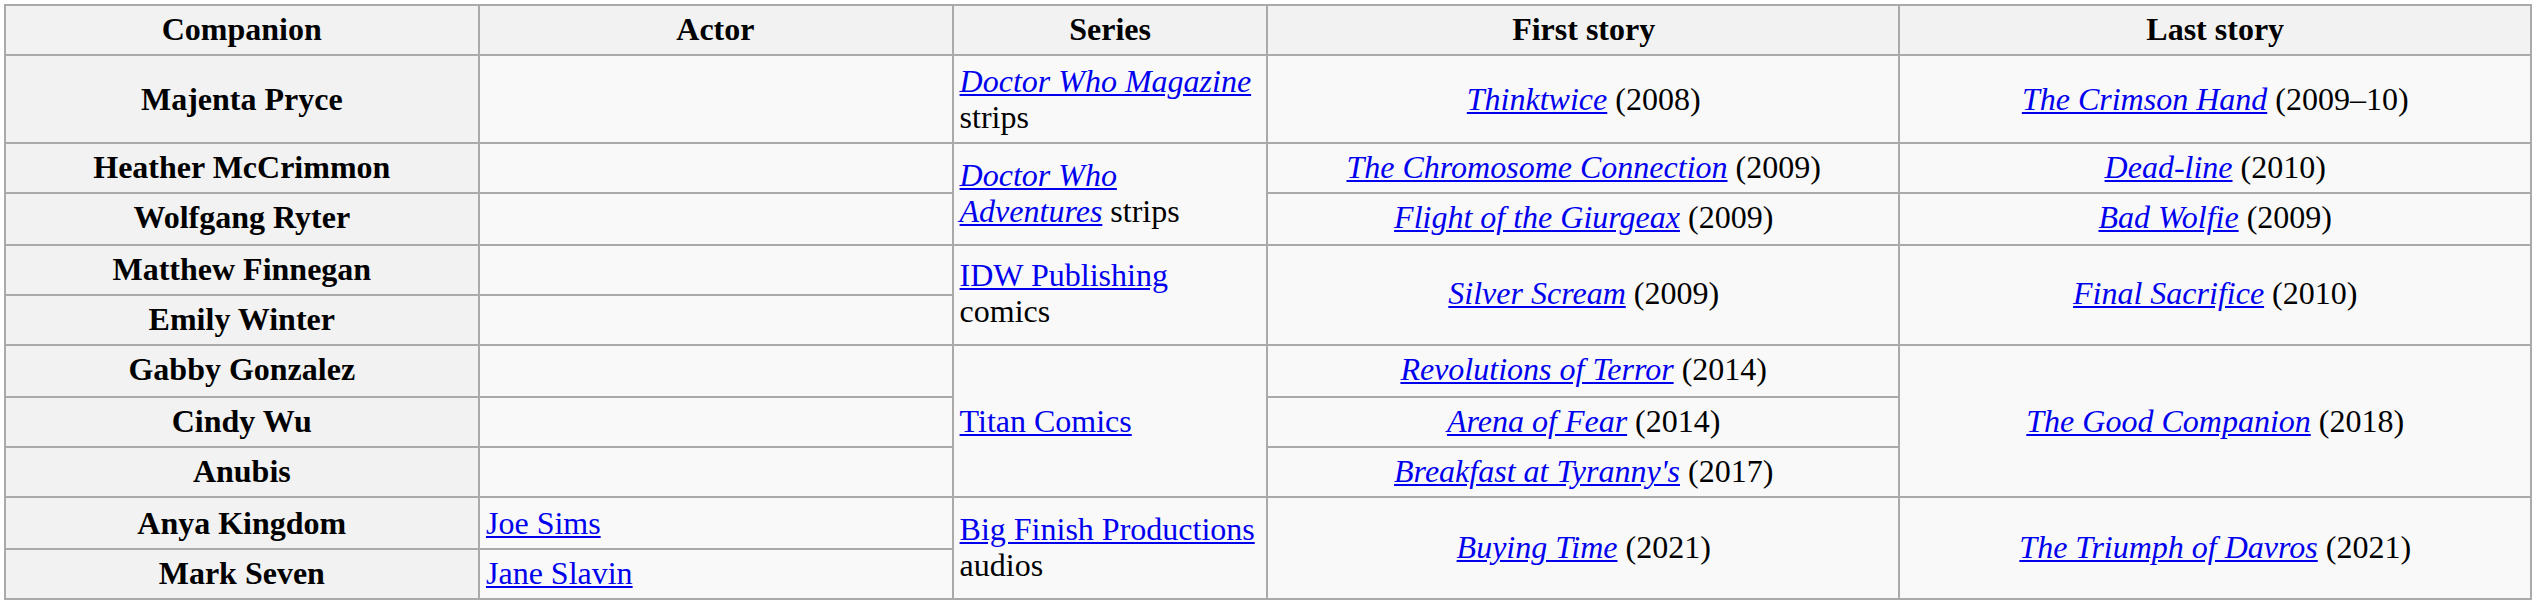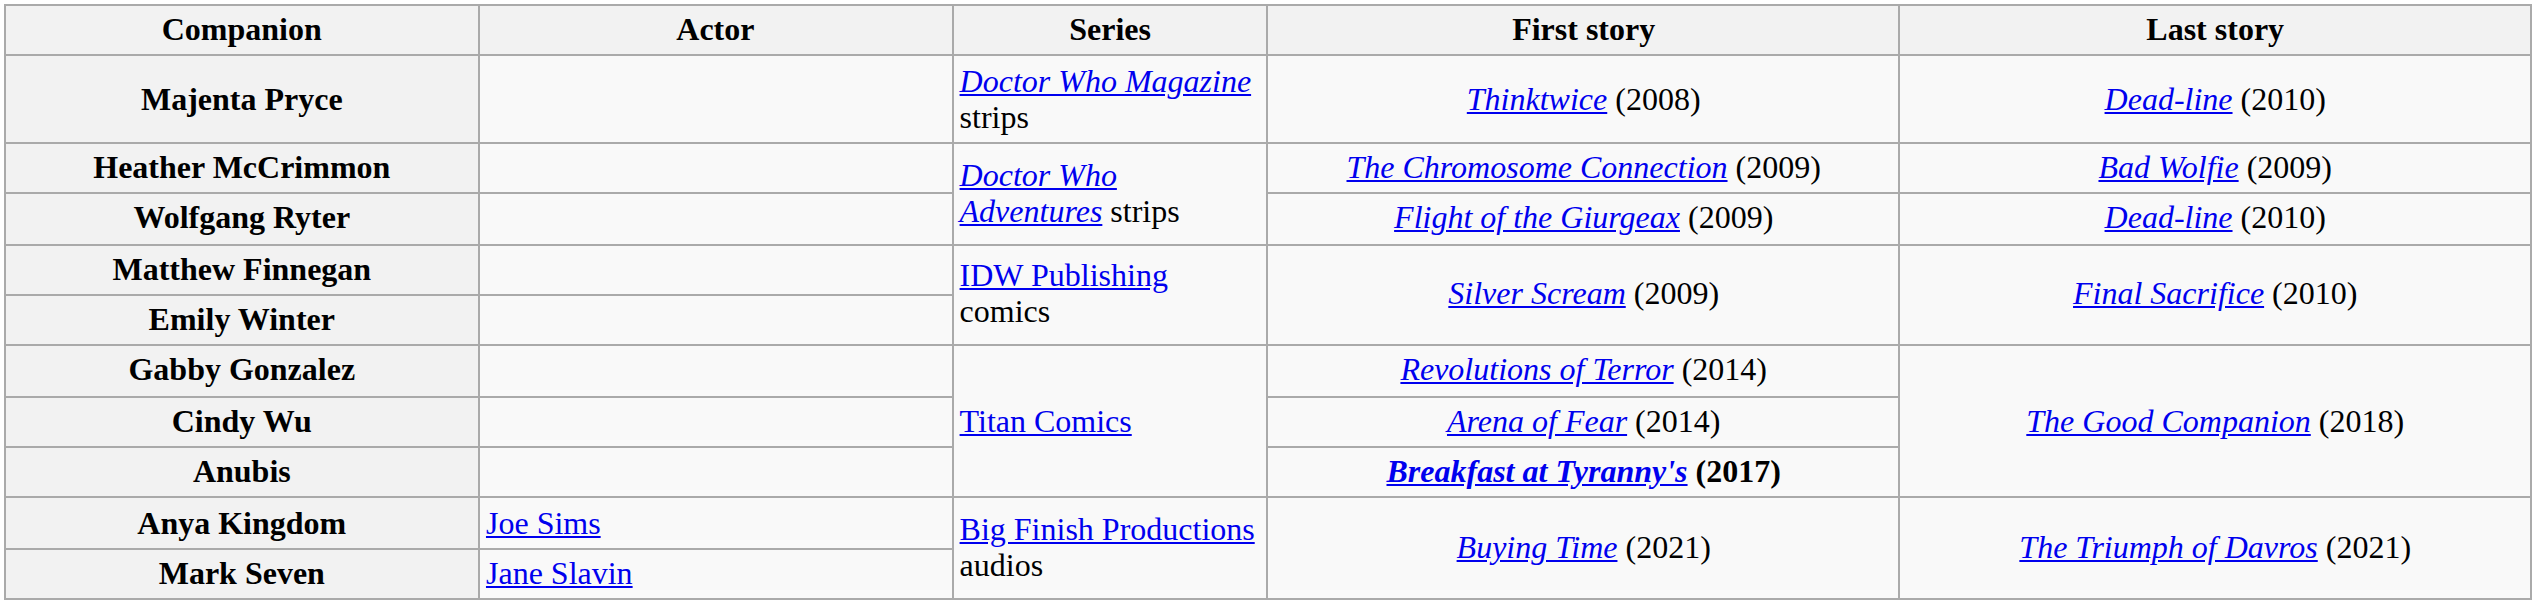(2215, 98) The Crimson Hand (2009–10) -> (2215, 98) Dead-line (2010)
(2215, 167) Dead-line (2010) -> (2215, 167) Bad Wolfie (2009)
(2215, 218) Bad Wolfie (2009) -> (2215, 218) Dead-line (2010)
(1584, 471) normal -> (1584, 471) bold
